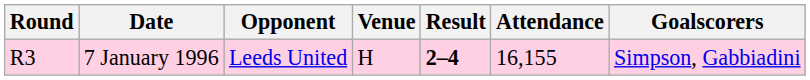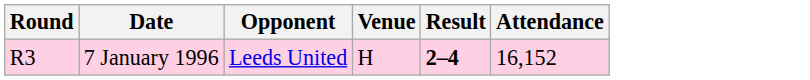- column: (707, 22)
(526, 57) 16,155 -> (526, 57) 16,152
